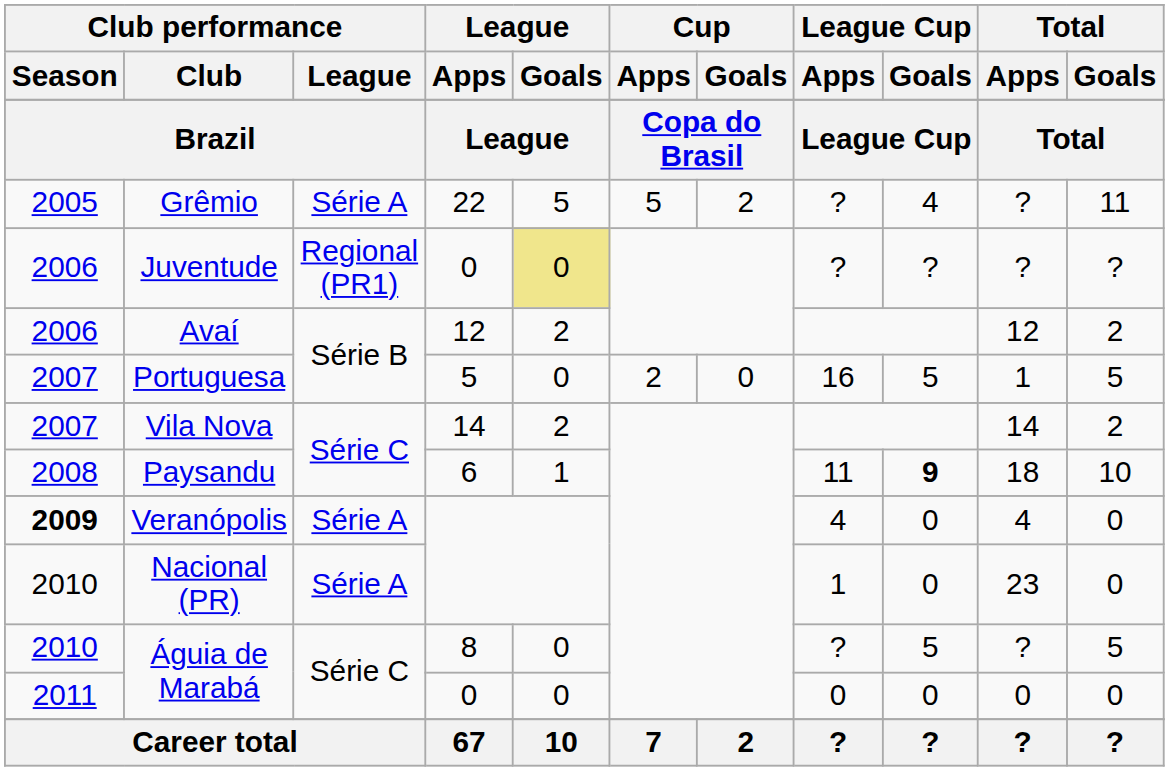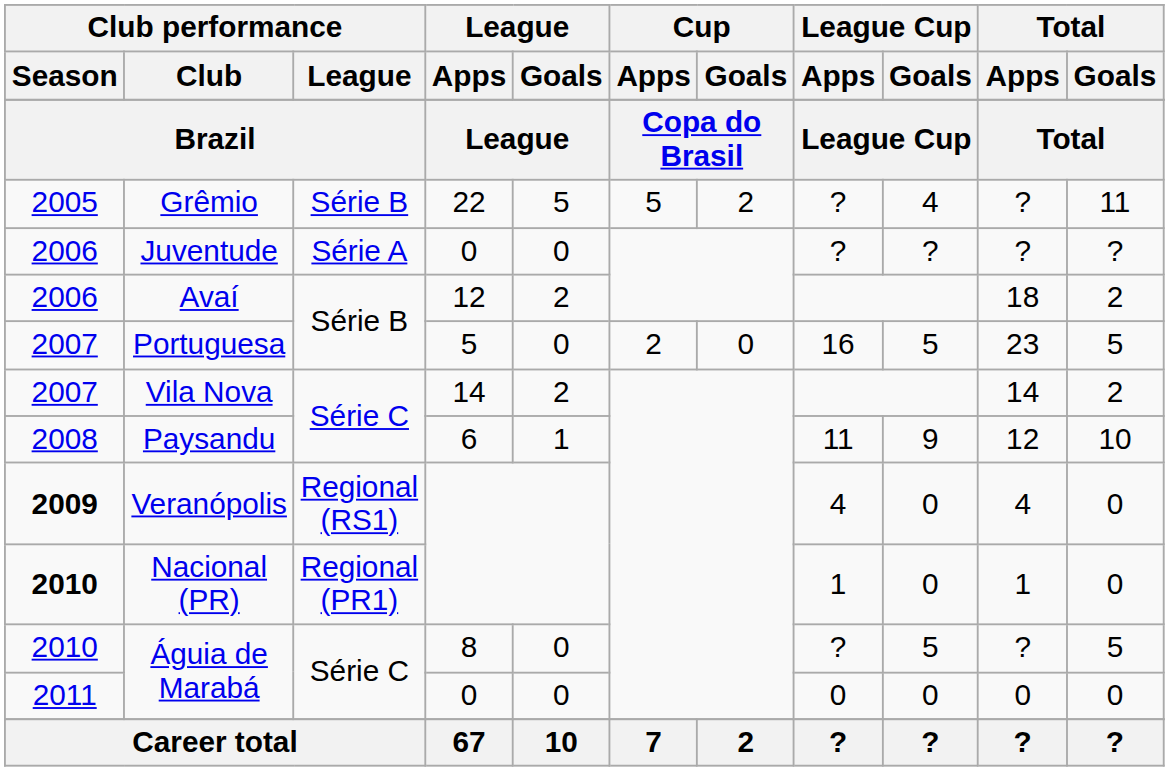(359, 203) Série A -> (359, 203) Série B
(359, 267) Regional (PR1) -> (359, 250) Série A
(561, 267) khaki background -> (561, 250) no background
(1023, 331) 12 -> (1023, 297) 18
(1023, 378) 1 -> (1023, 344) 23
(930, 472) bold -> (930, 439) normal
(1023, 472) 18 -> (1023, 439) 12
(359, 519) Série A -> (359, 503) Regional (RS1)
(65, 583) normal -> (65, 583) bold
(359, 583) Série A -> (359, 583) Regional (PR1)
(1023, 583) 23 -> (1023, 583) 1
